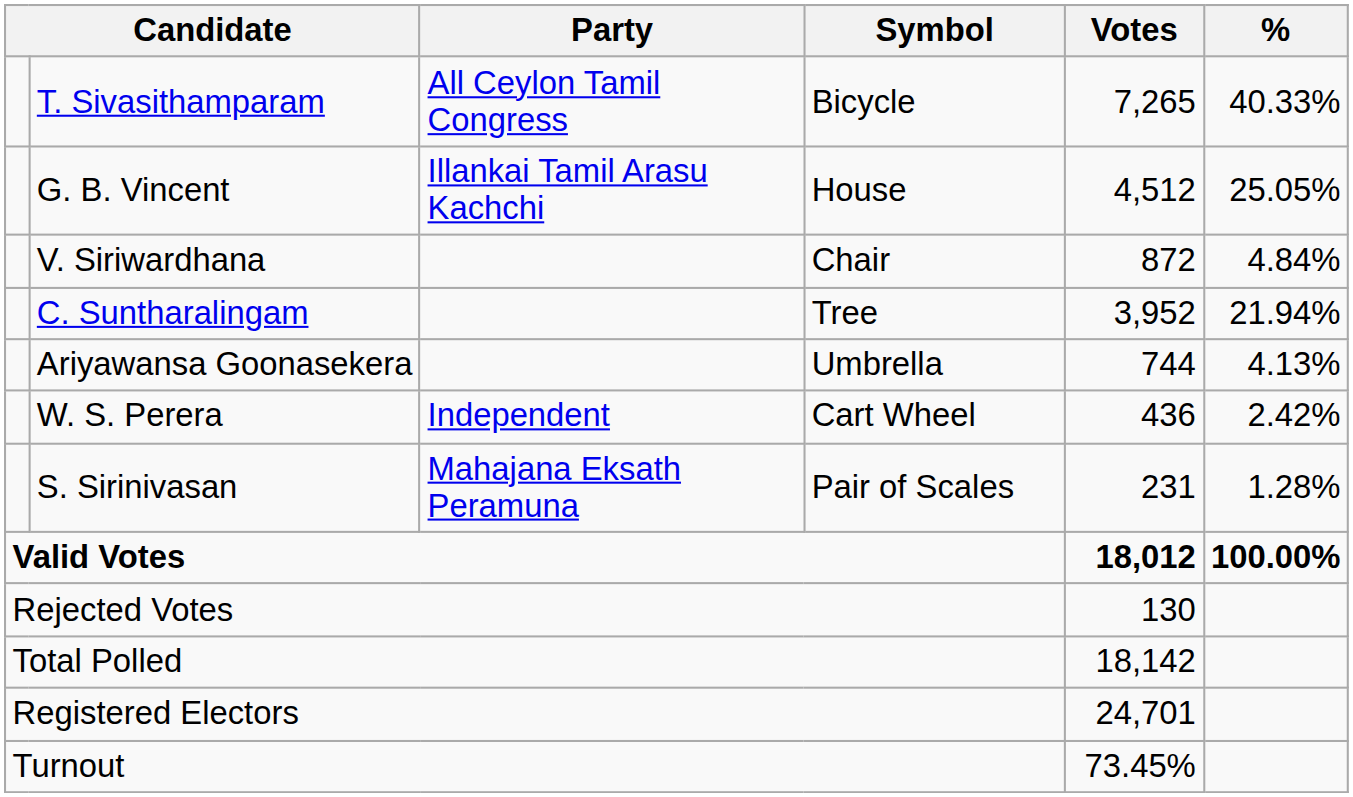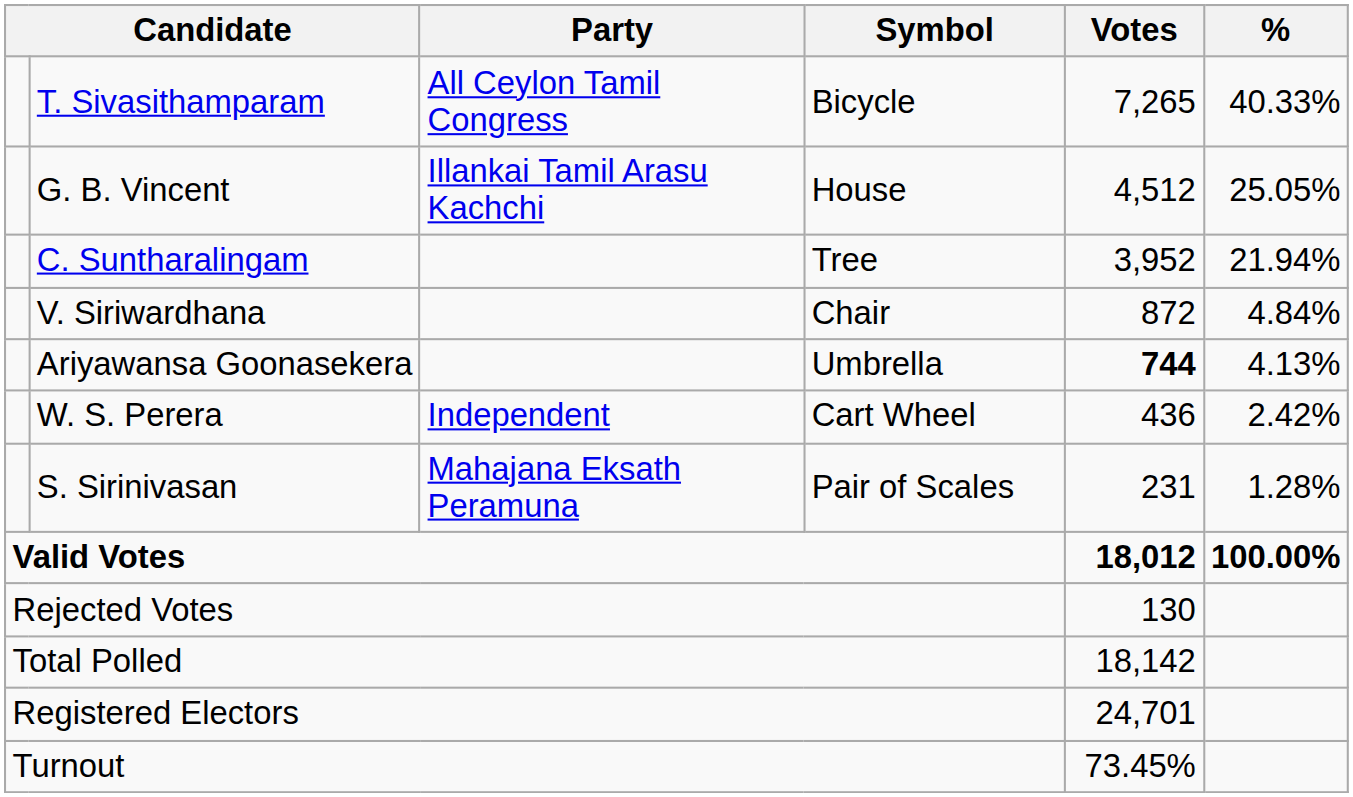rows swapped: (173, 312) <-> (151, 260)
(1168, 364) normal -> (1168, 364) bold
